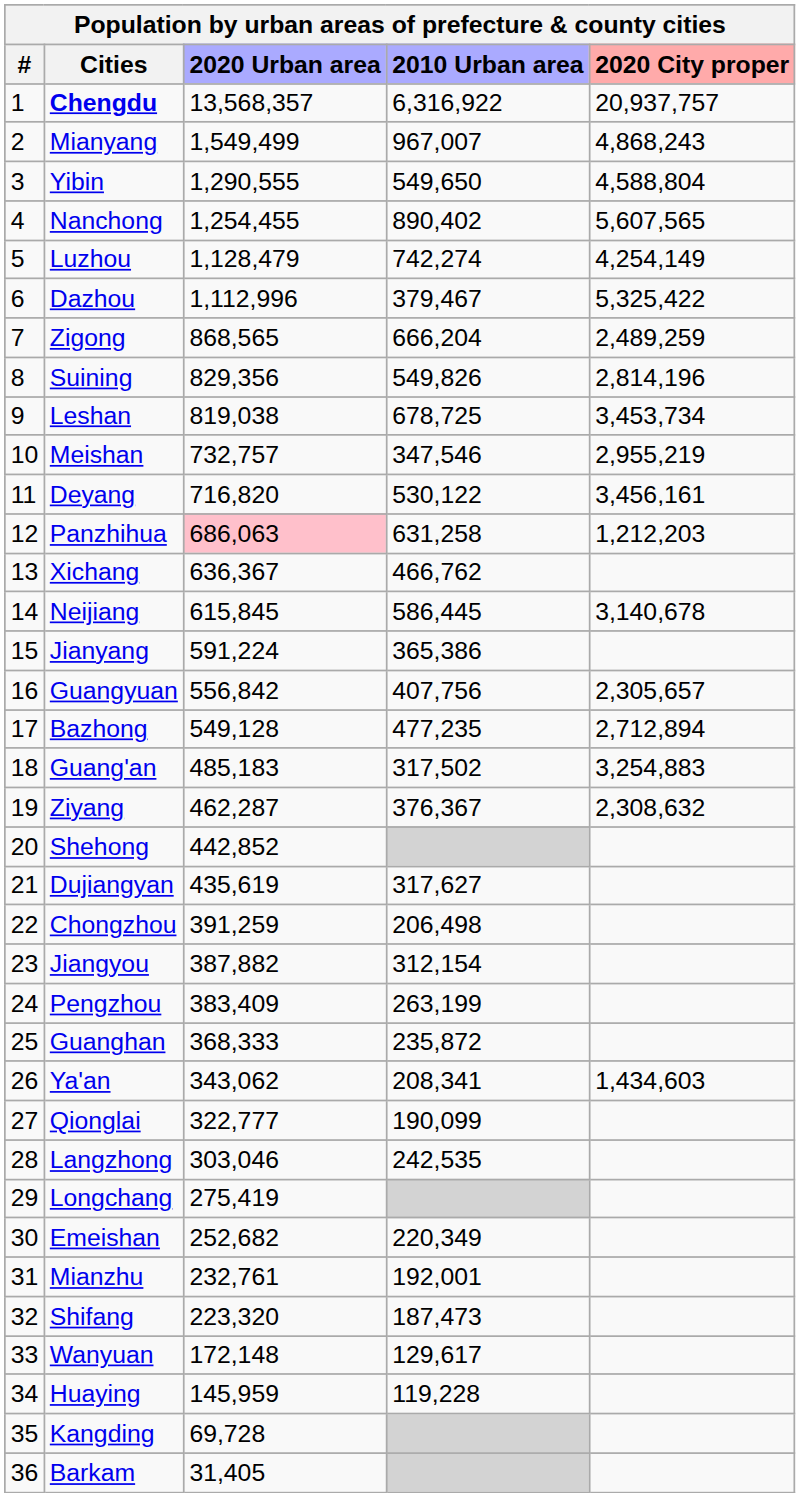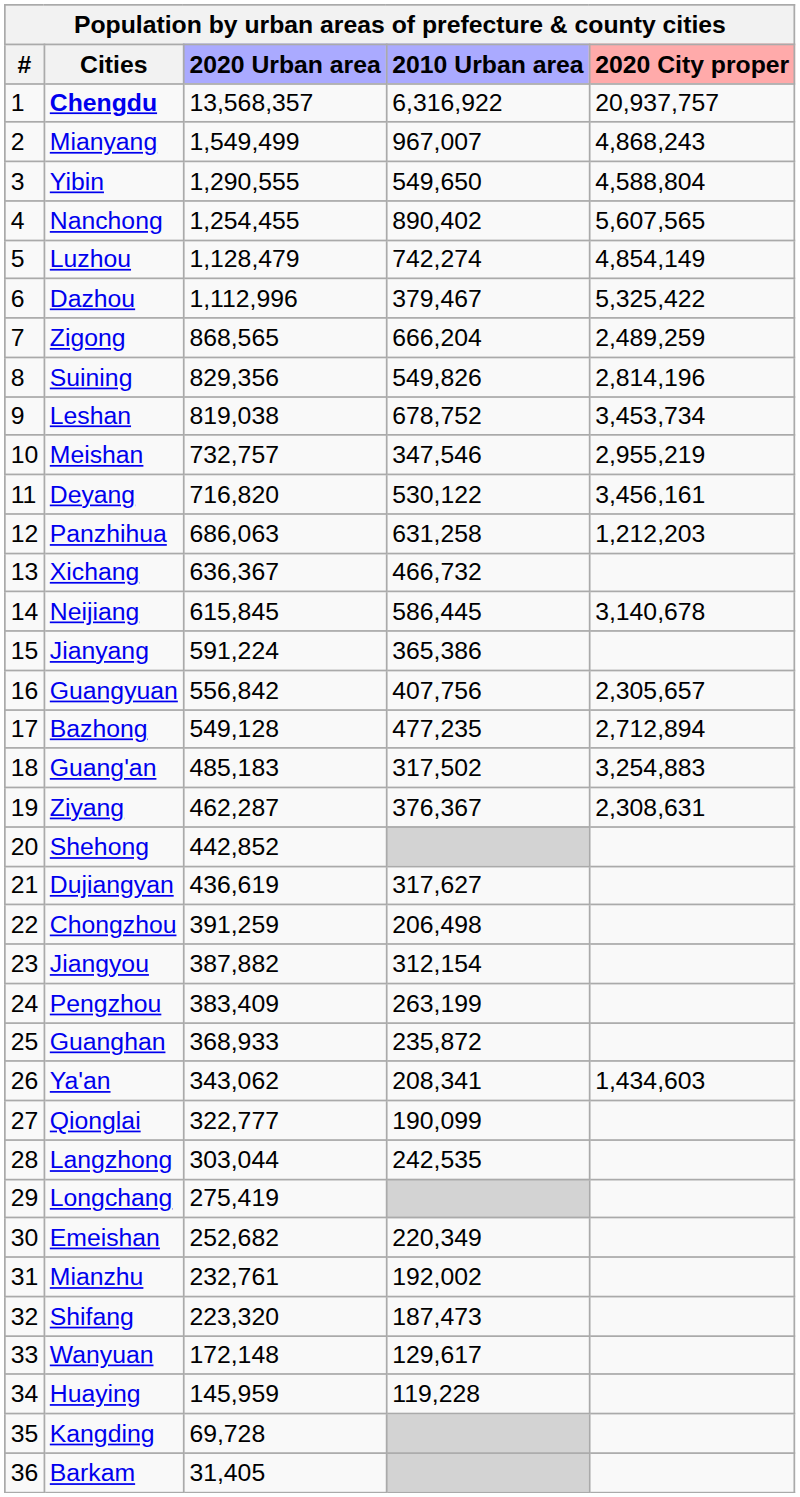(650, 260) 4,254,149 -> (650, 260) 4,854,149
(437, 416) 678,725 -> (437, 416) 678,752
(234, 534) pink background -> (234, 534) no background
(437, 573) 466,762 -> (437, 573) 466,732
(650, 807) 2,308,632 -> (650, 807) 2,308,631
(234, 886) 435,619 -> (234, 886) 436,619
(234, 1042) 368,333 -> (234, 1042) 368,933
(234, 1160) 303,046 -> (234, 1160) 303,044
(437, 1277) 192,001 -> (437, 1277) 192,002
